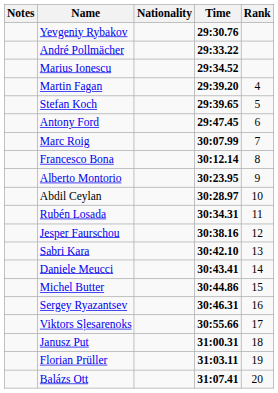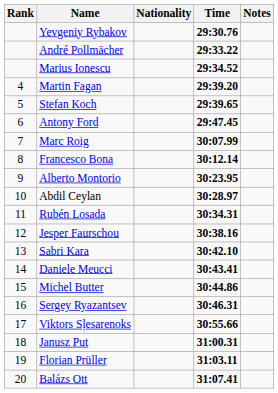columns swapped: (257, 13) <-> (21, 13)
